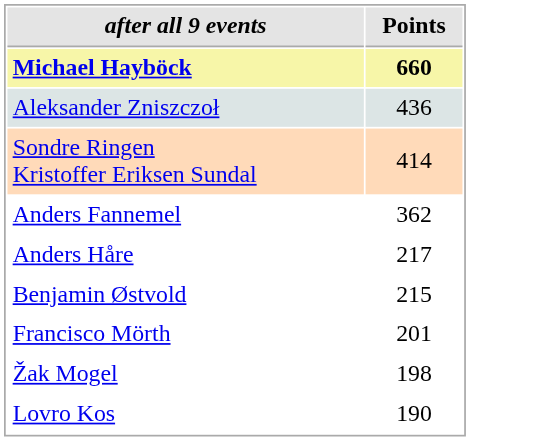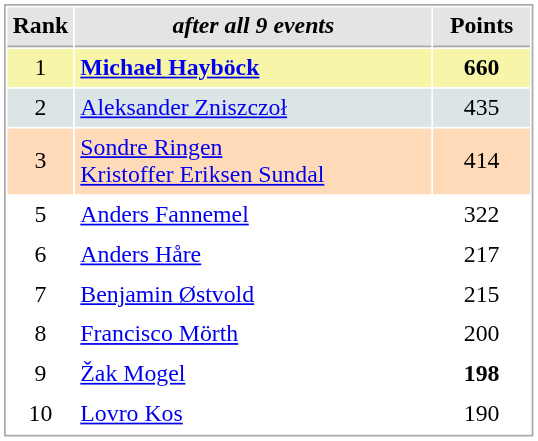+ column: (40, 26)
(414, 107) 436 -> (482, 107) 435
(414, 214) 362 -> (482, 214) 322
(414, 334) 201 -> (482, 334) 200
(414, 373) normal -> (482, 373) bold
